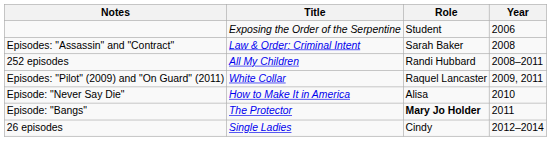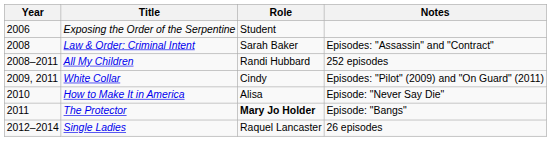columns swapped: (518, 12) <-> (115, 12)
(446, 78) Raquel Lancaster -> (253, 78) Cindy
(419, 128) Cindy -> (281, 128) Raquel Lancaster
